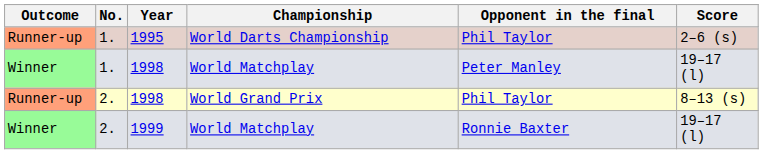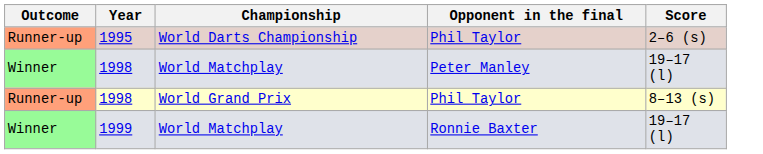- column: (112, 16)
